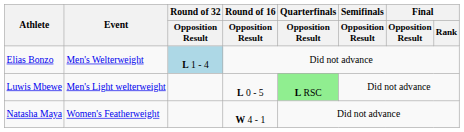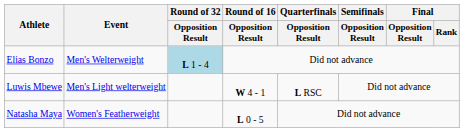(250, 93) L 0 - 5 -> (250, 93) W 4 - 1
(308, 93) lightgreen background -> (308, 93) no background
(250, 120) W 4 - 1 -> (250, 120) L 0 - 5
